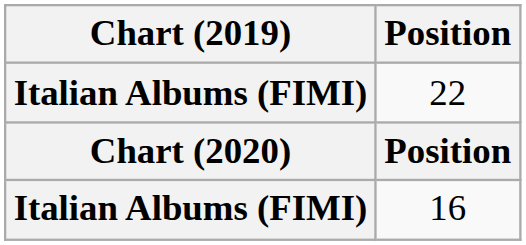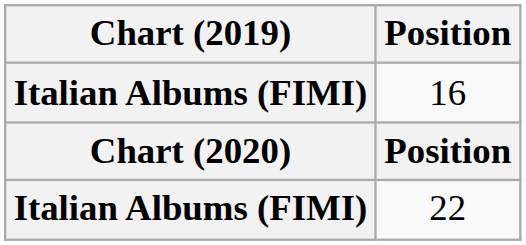rows swapped: (448, 92) <-> (448, 208)
